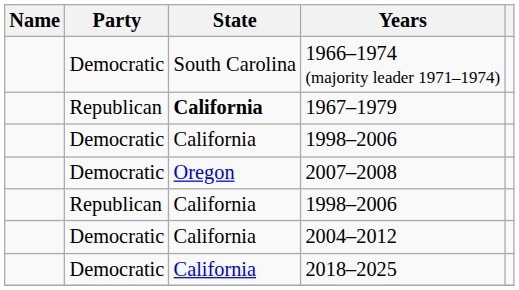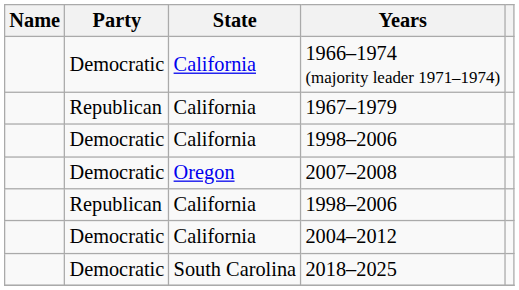(235, 64) South Carolina -> (215, 64) California
(218, 107) bold -> (215, 107) normal
(215, 269) California -> (235, 269) South Carolina
